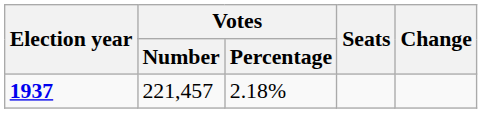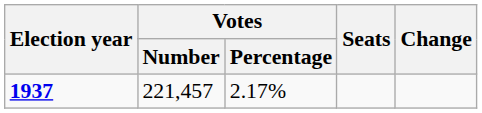(258, 90) 2.18% -> (258, 90) 2.17%
